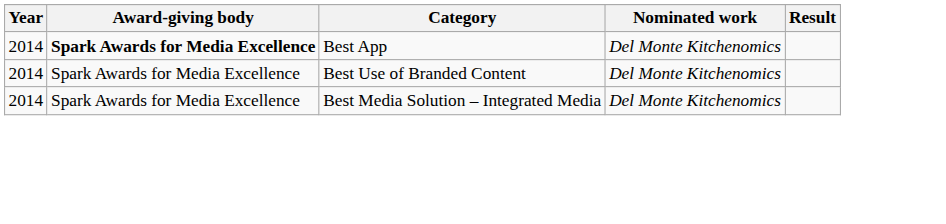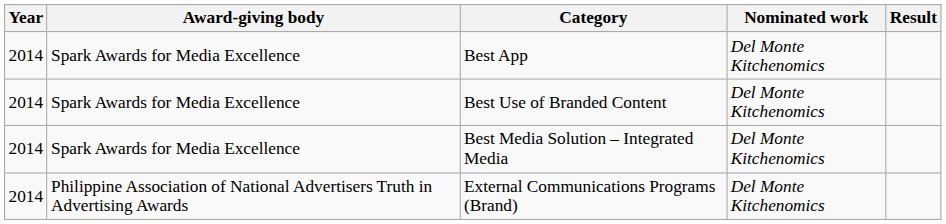(183, 45) bold -> (175, 55) normal
+ row: (590, 195)
